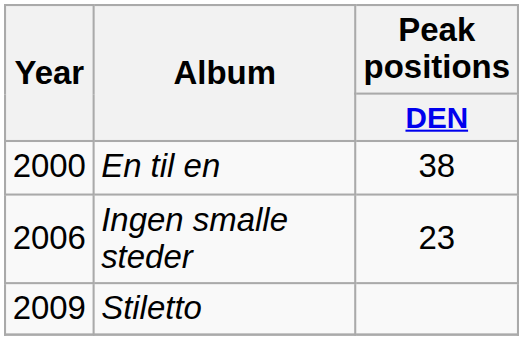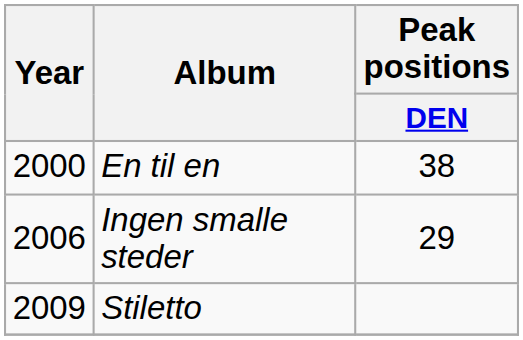(437, 237) 23 -> (437, 237) 29
